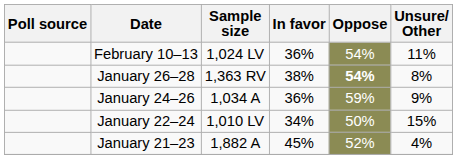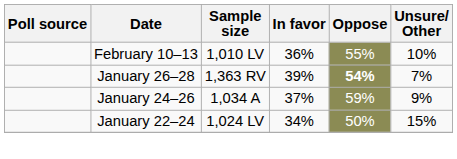(235, 54) 1,024 LV -> (235, 54) 1,010 LV
(360, 54) 54% -> (360, 54) 55%
(422, 54) 11% -> (422, 54) 10%
(299, 76) 38% -> (299, 76) 39%
(422, 76) 8% -> (422, 76) 7%
(299, 99) 36% -> (299, 99) 37%
(235, 121) 1,010 LV -> (235, 121) 1,024 LV
- row: (146, 143)
